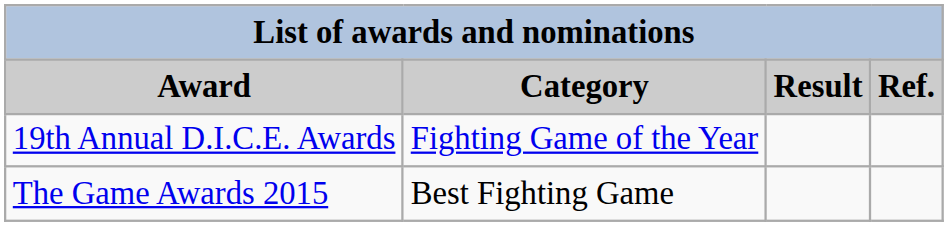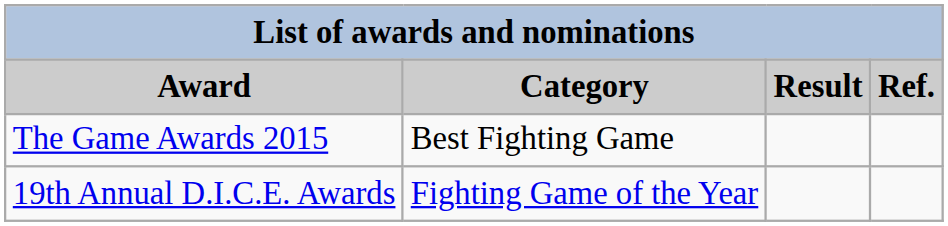rows swapped: (171, 193) <-> (204, 139)
